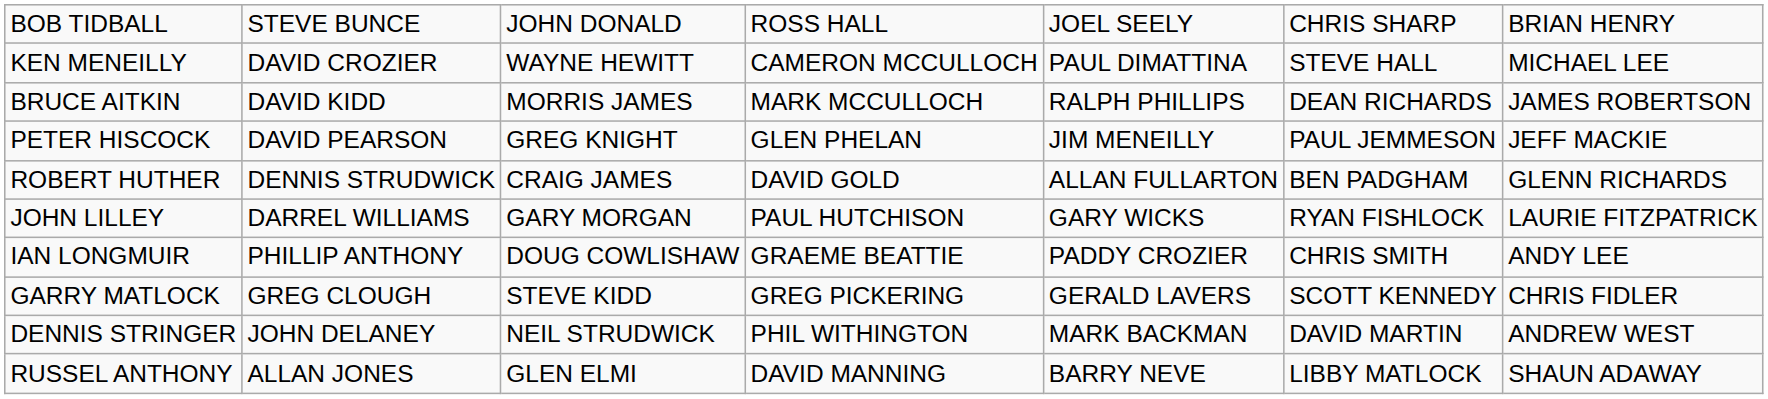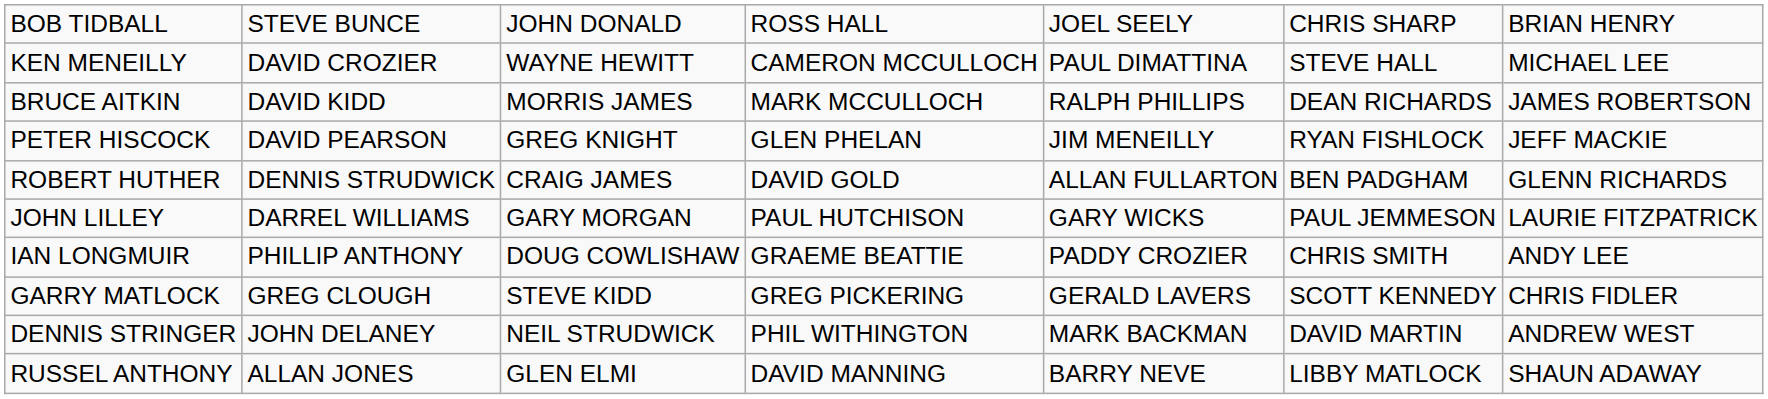(1393, 140) PAUL JEMMESON -> (1387, 140) RYAN FISHLOCK
(1387, 218) RYAN FISHLOCK -> (1393, 218) PAUL JEMMESON
